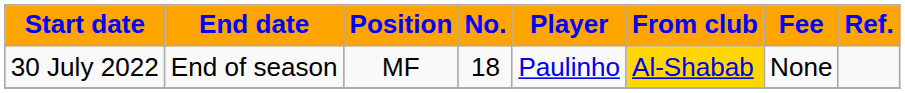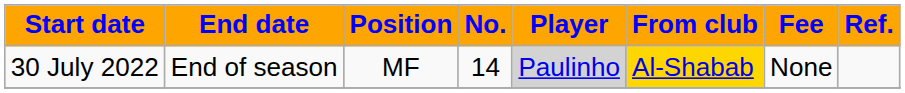(485, 66) 18 -> (485, 66) 14
(569, 66) no background -> (569, 66) lightgrey background
